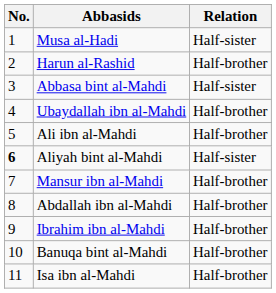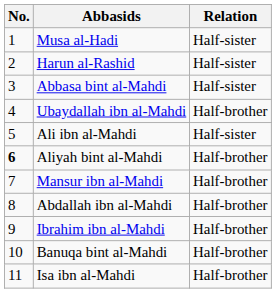(230, 63) Half-brother -> (225, 63) Half-sister
(230, 134) Half-brother -> (225, 134) Half-sister
(225, 157) Half-sister -> (230, 157) Half-brother
